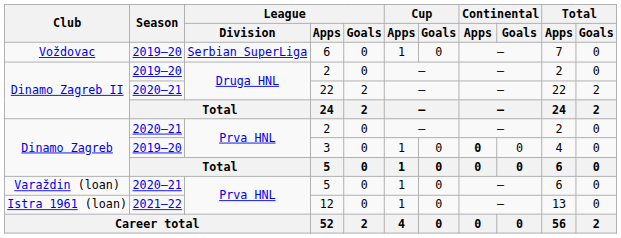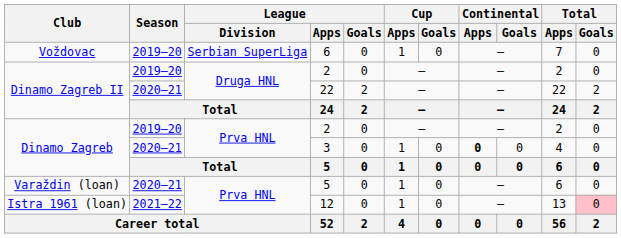(157, 128) 2020–21 -> (157, 128) 2019–20
(157, 147) 2019–20 -> (157, 147) 2020–21
(596, 205) no background -> (596, 205) pink background
